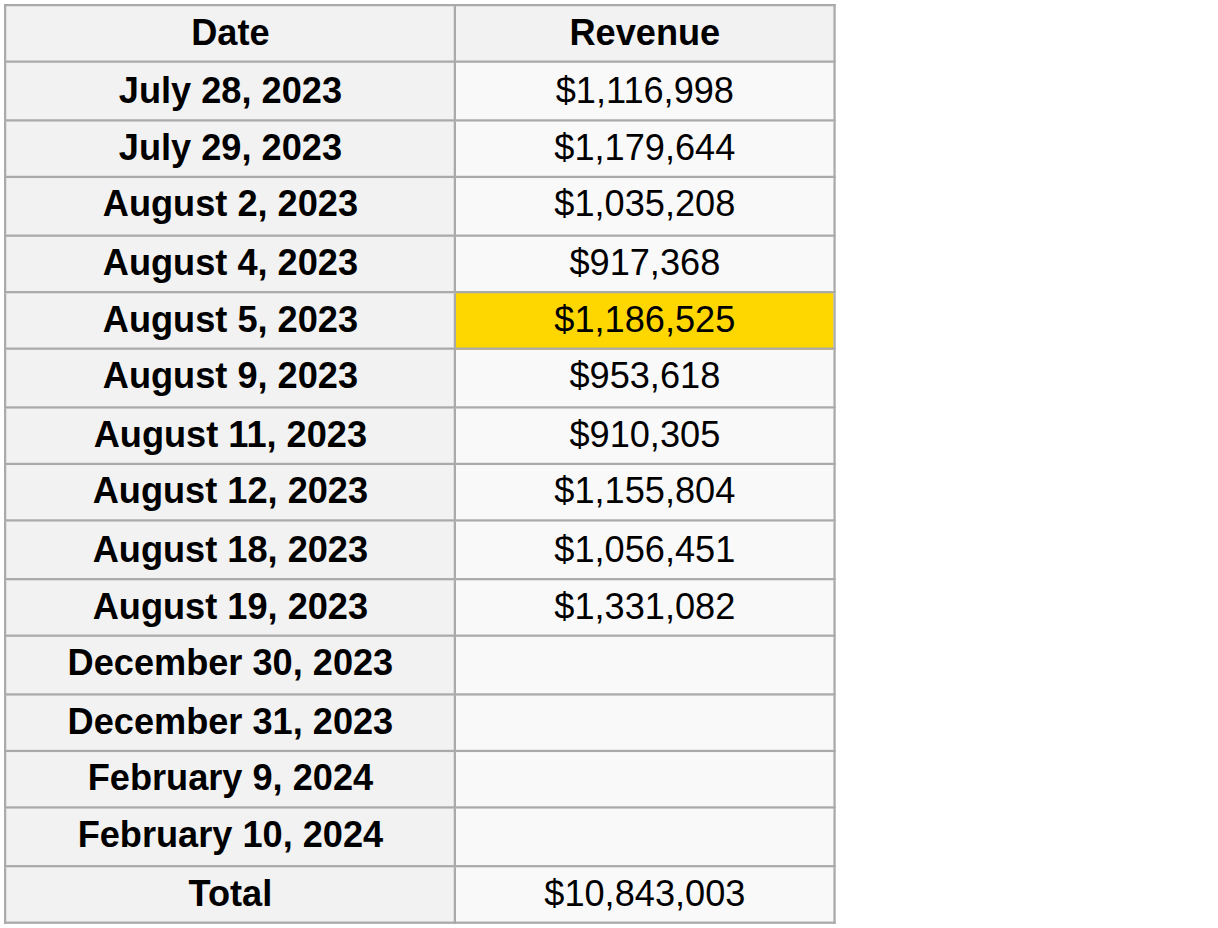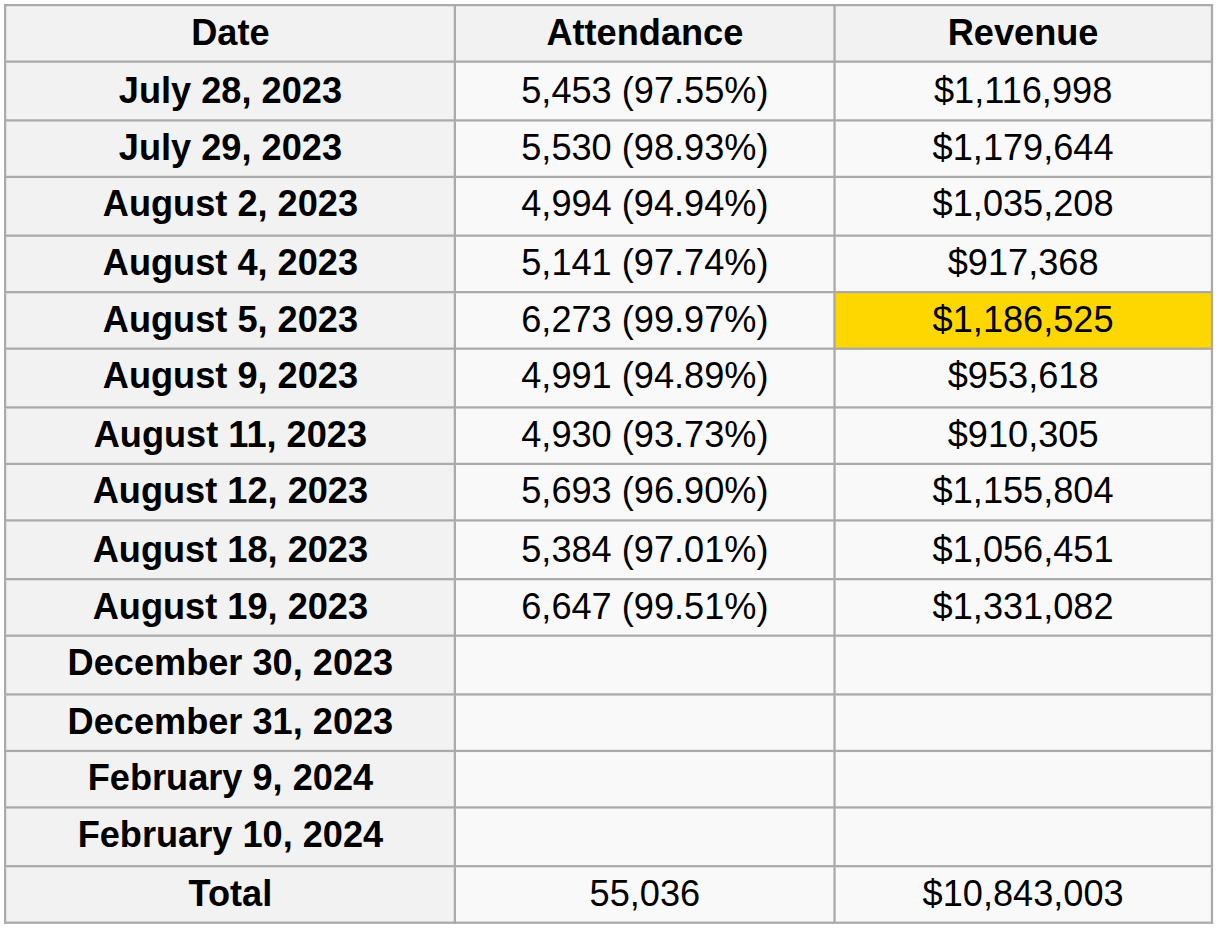+ column: (645, 33)
